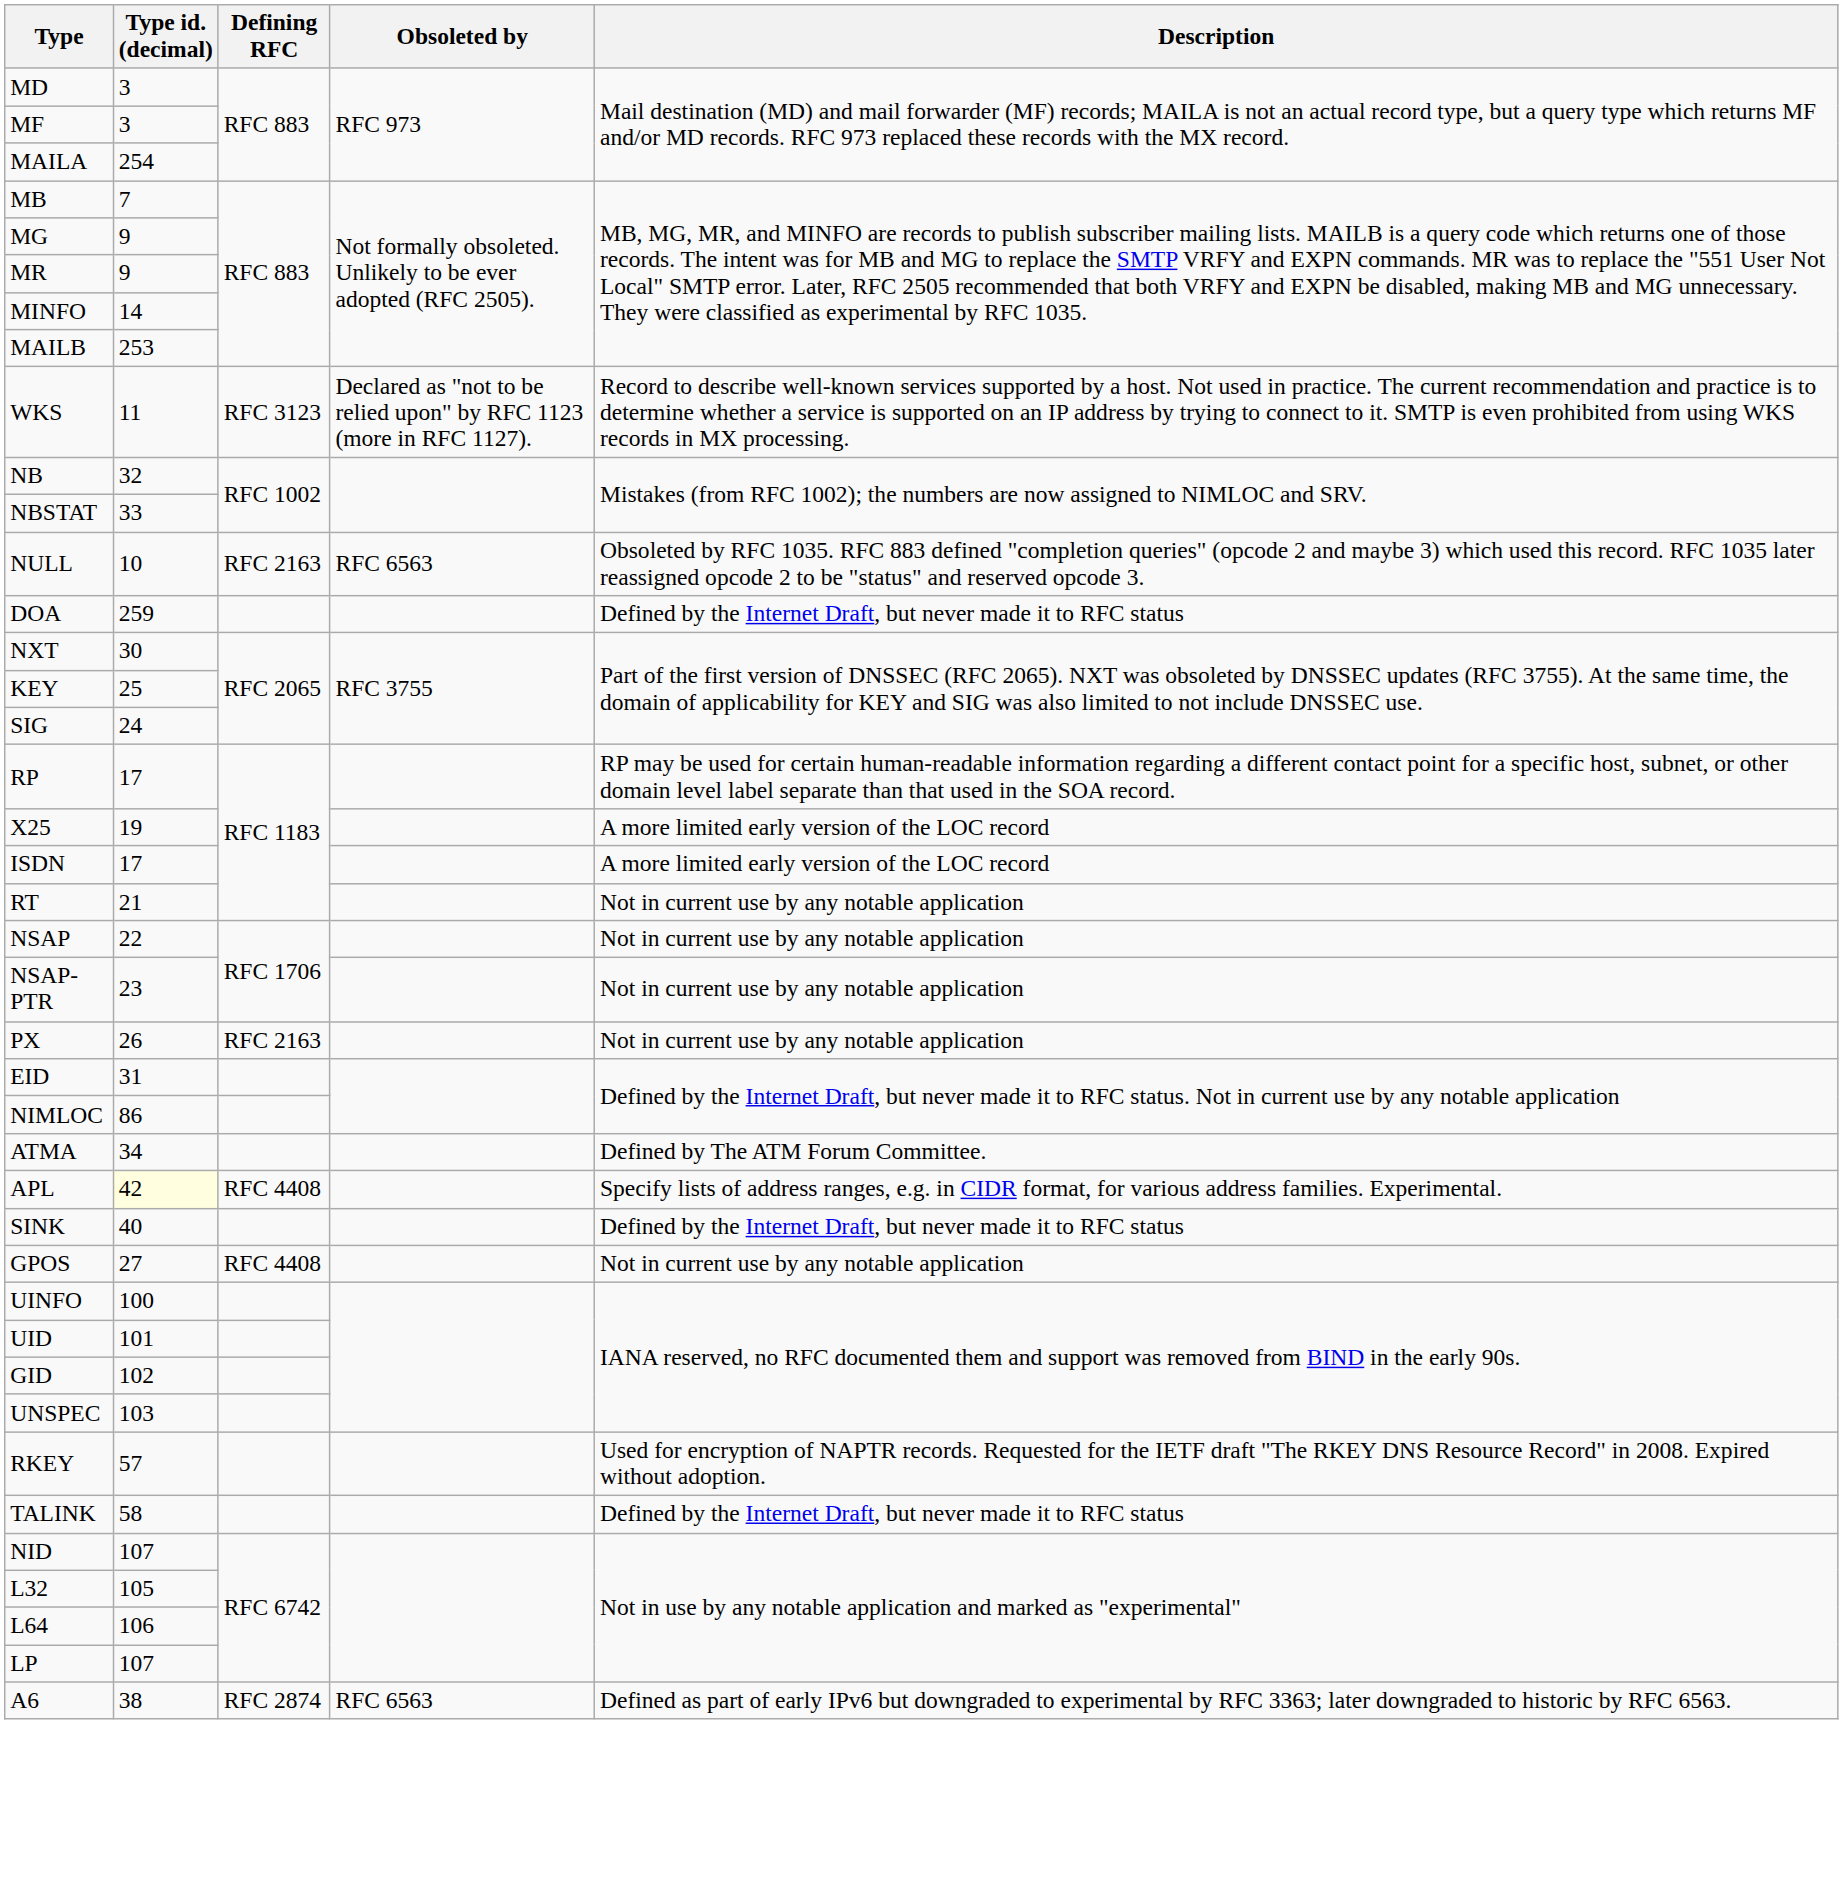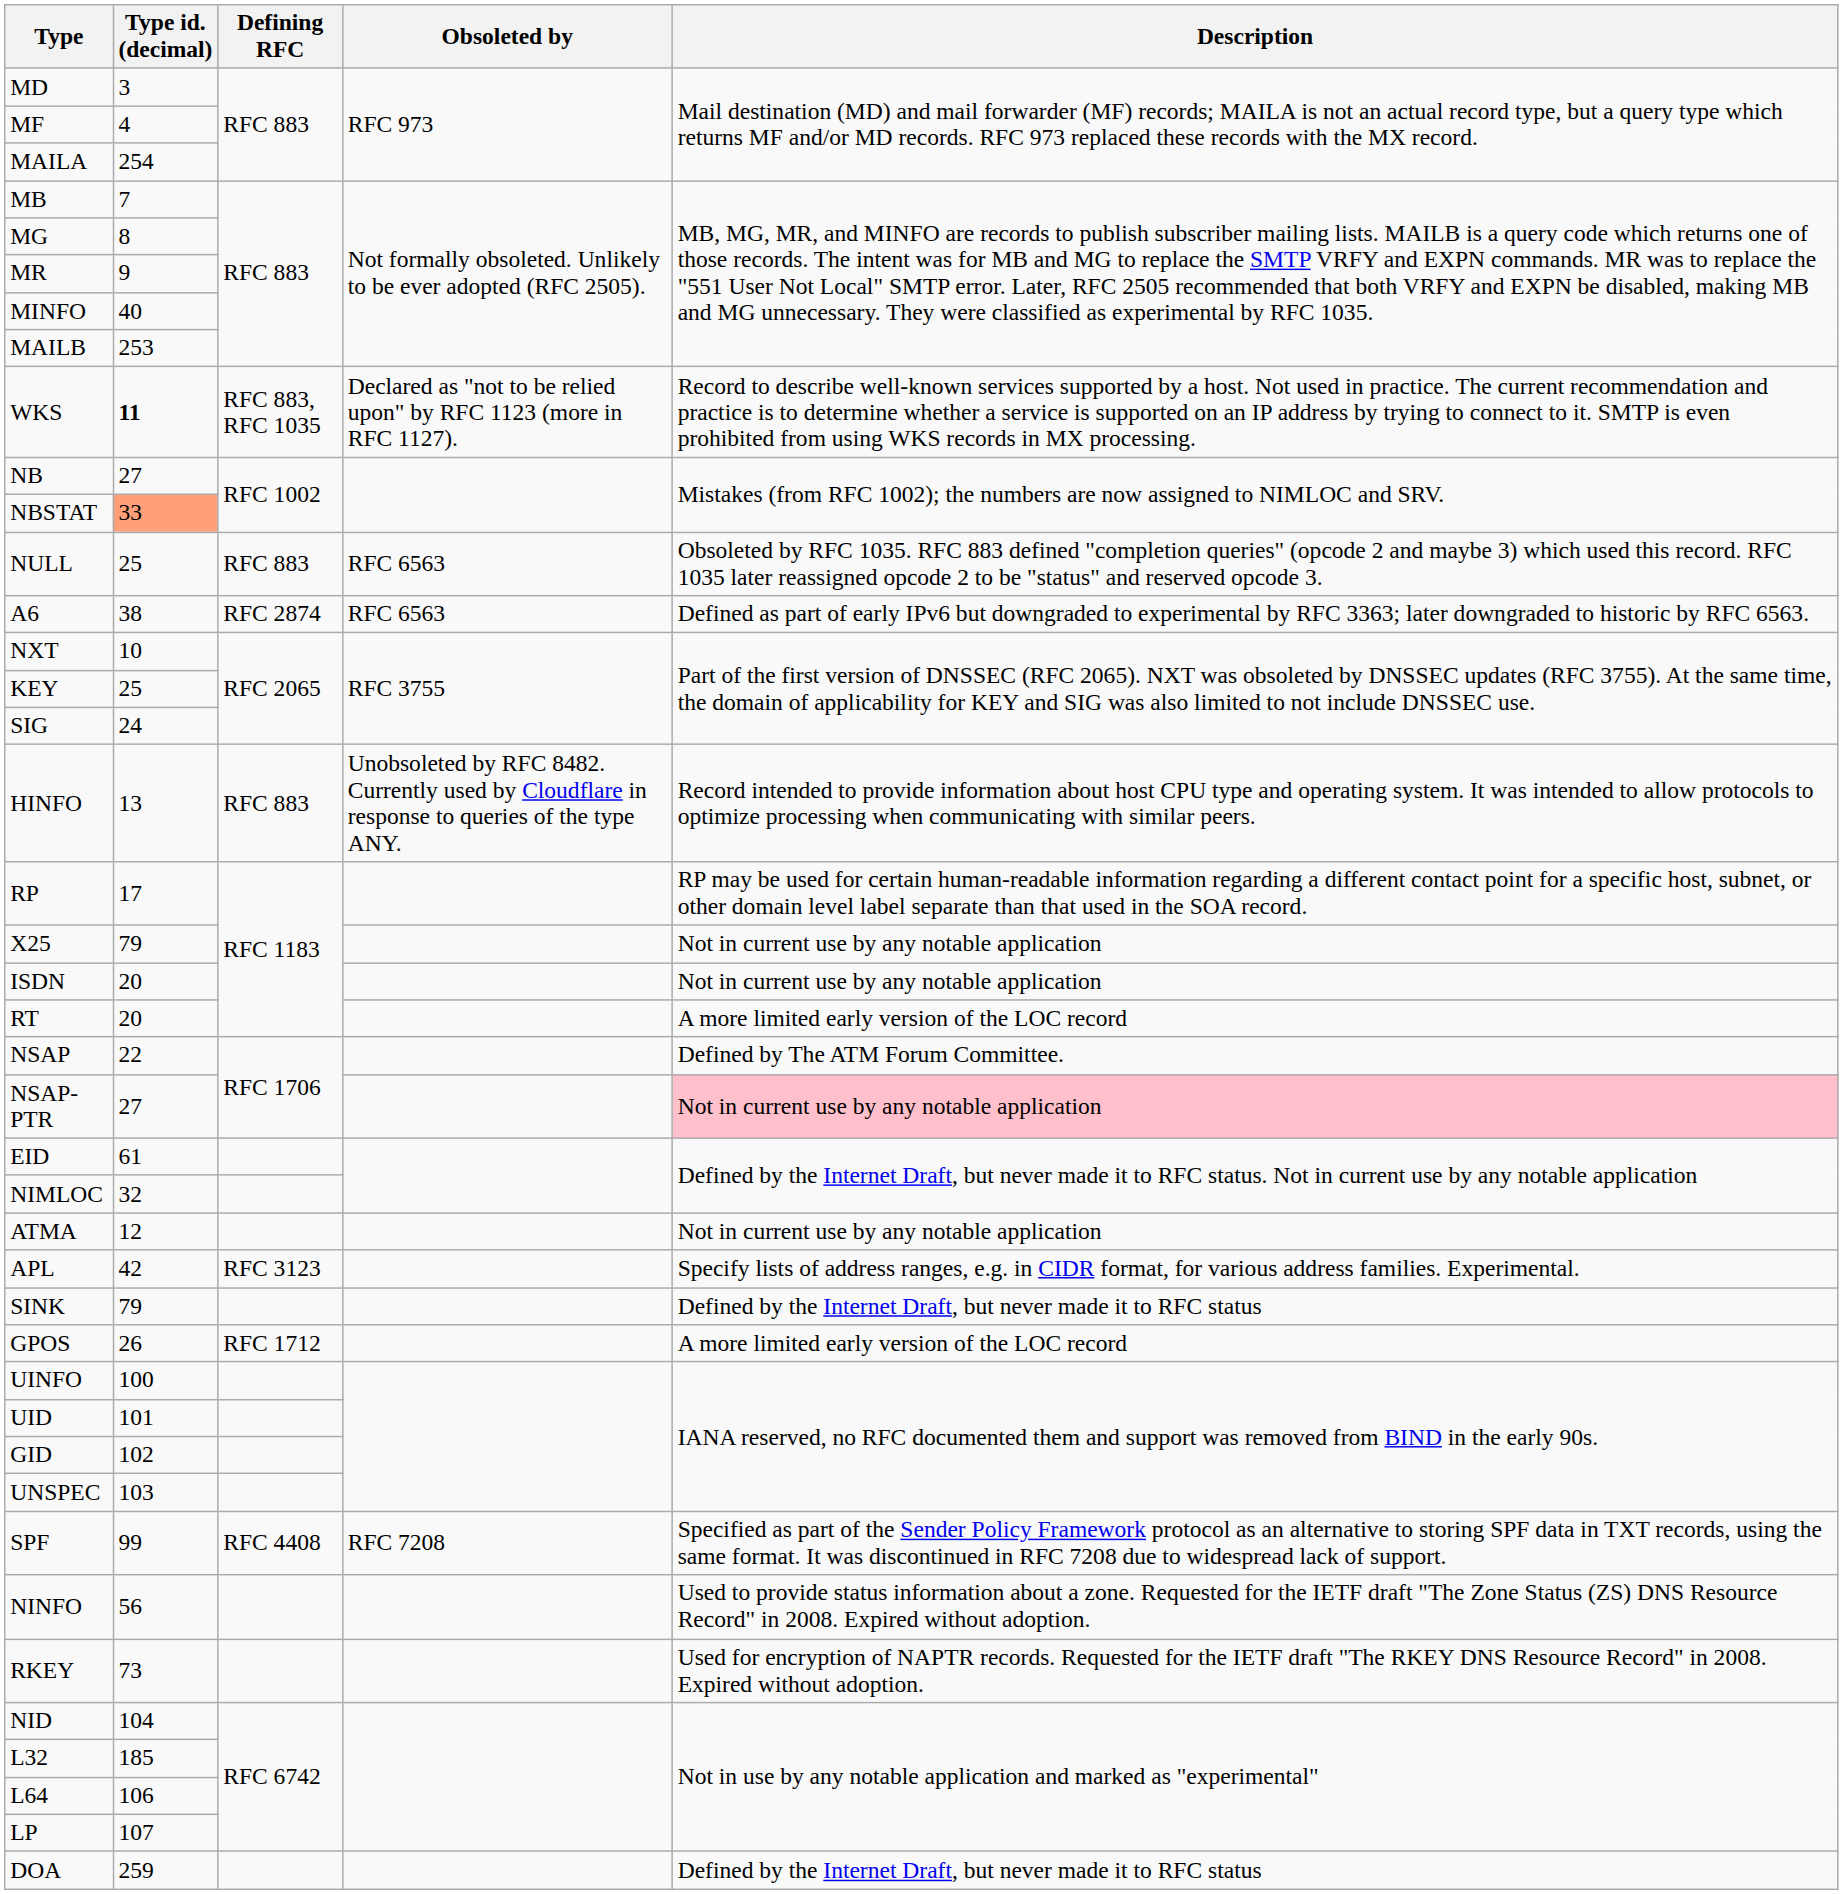(125, 124) 3 -> (124, 124) 4
(125, 236) 9 -> (124, 236) 8
(130, 310) 14 -> (130, 310) 40
(130, 411) normal -> (130, 411) bold
(272, 411) RFC 3123 -> (272, 411) RFC 883, RFC 1035
(130, 475) 32 -> (130, 475) 27
(130, 512) no background -> (130, 512) lightsalmon background
(130, 563) 10 -> (130, 563) 25
(272, 563) RFC 2163 -> (266, 563) RFC 883
rows swapped: (25, 1700) <-> (36, 613)
(130, 651) 30 -> (130, 651) 10
+ row: (46, 802)
(130, 826) 19 -> (130, 943) 79
(825, 826) A more limited early version of the LOC record -> (890, 943) Not in current use by any notable application
(130, 864) 17 -> (130, 980) 20
(825, 864) A more limited early version of the LOC record -> (890, 980) Not in current use by any notable application
(130, 901) 21 -> (130, 1018) 20
(812, 901) Not in current use by any notable application -> (902, 1018) A more limited early version of the LOC record
(812, 938) Not in current use by any notable application -> (871, 1055) Defined by The ATM Forum Committee.
(130, 989) 23 -> (130, 1105) 27
(812, 989) no background -> (890, 1105) pink background
- row: (25, 1039)
(130, 1077) 31 -> (130, 1156) 61
(130, 1114) 86 -> (130, 1193) 32
(130, 1151) 34 -> (130, 1231) 12
(793, 1151) Defined by The ATM Forum Committee. -> (890, 1231) Not in current use by any notable application
(130, 1189) lightyellow background -> (130, 1268) no background
(272, 1189) RFC 4408 -> (272, 1268) RFC 3123
(130, 1226) 40 -> (130, 1305) 79
(130, 1263) 27 -> (130, 1343) 26
(272, 1263) RFC 4408 -> (272, 1343) RFC 1712
(812, 1263) Not in current use by any notable application -> (902, 1343) A more limited early version of the LOC record
+ row: (30, 1542)
+ row: (46, 1606)
(130, 1463) 57 -> (130, 1670) 73
- row: (53, 1513)
(136, 1551) 107 -> (136, 1720) 104
(136, 1588) 105 -> (136, 1758) 185
